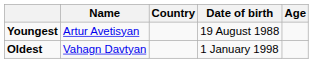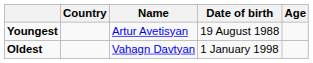columns swapped: (105, 13) <-> (173, 13)
